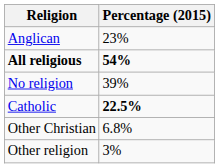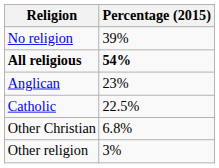rows swapped: (40, 83) <-> (34, 38)
(122, 106) bold -> (121, 106) normal
